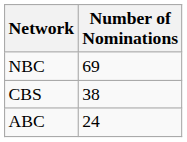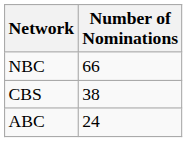(91, 66) 69 -> (91, 66) 66
